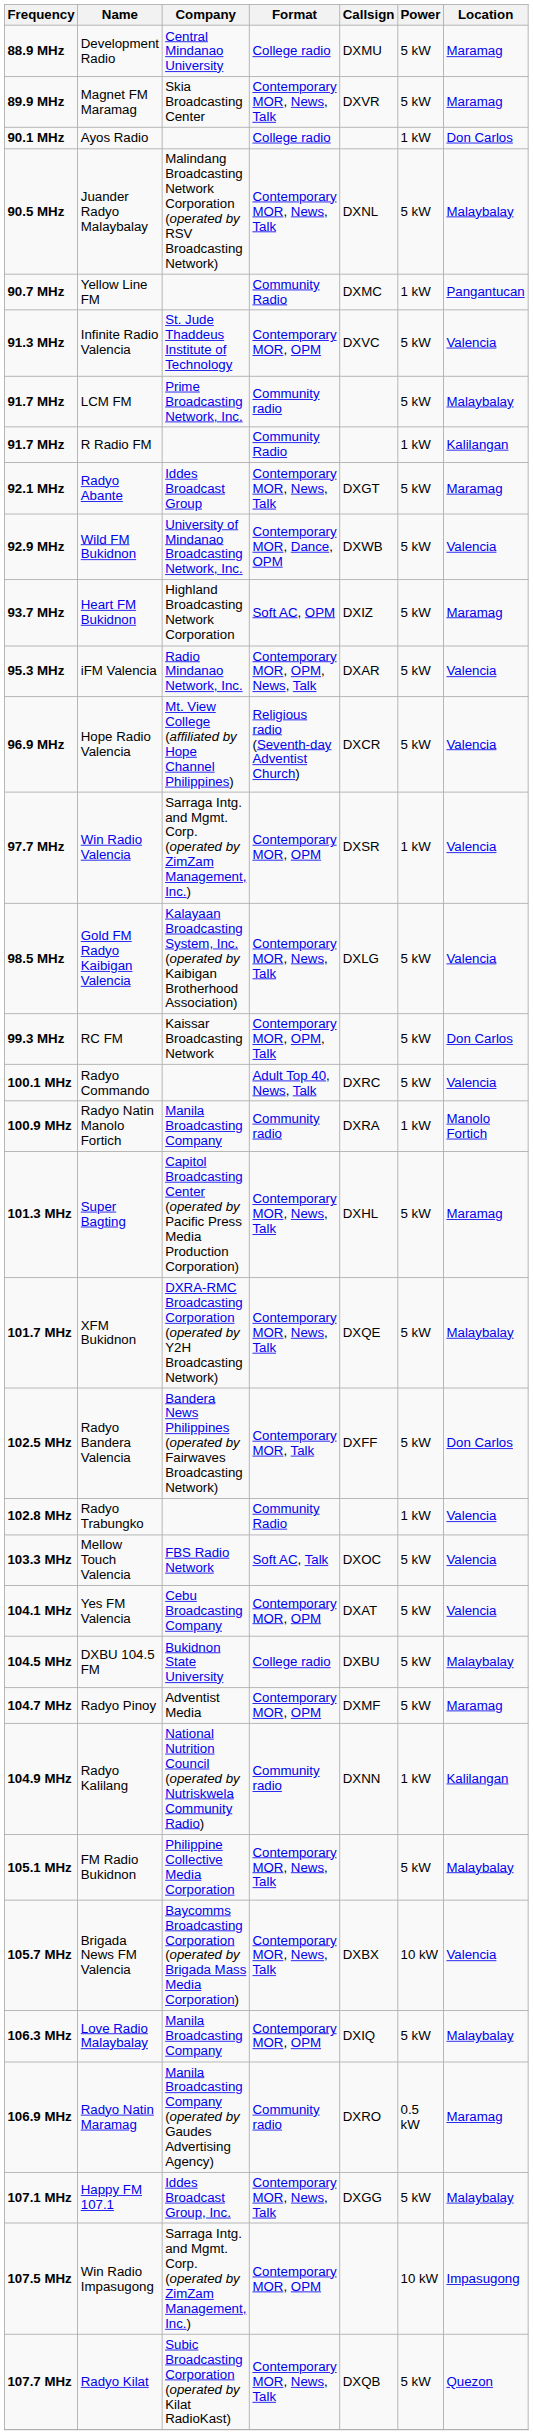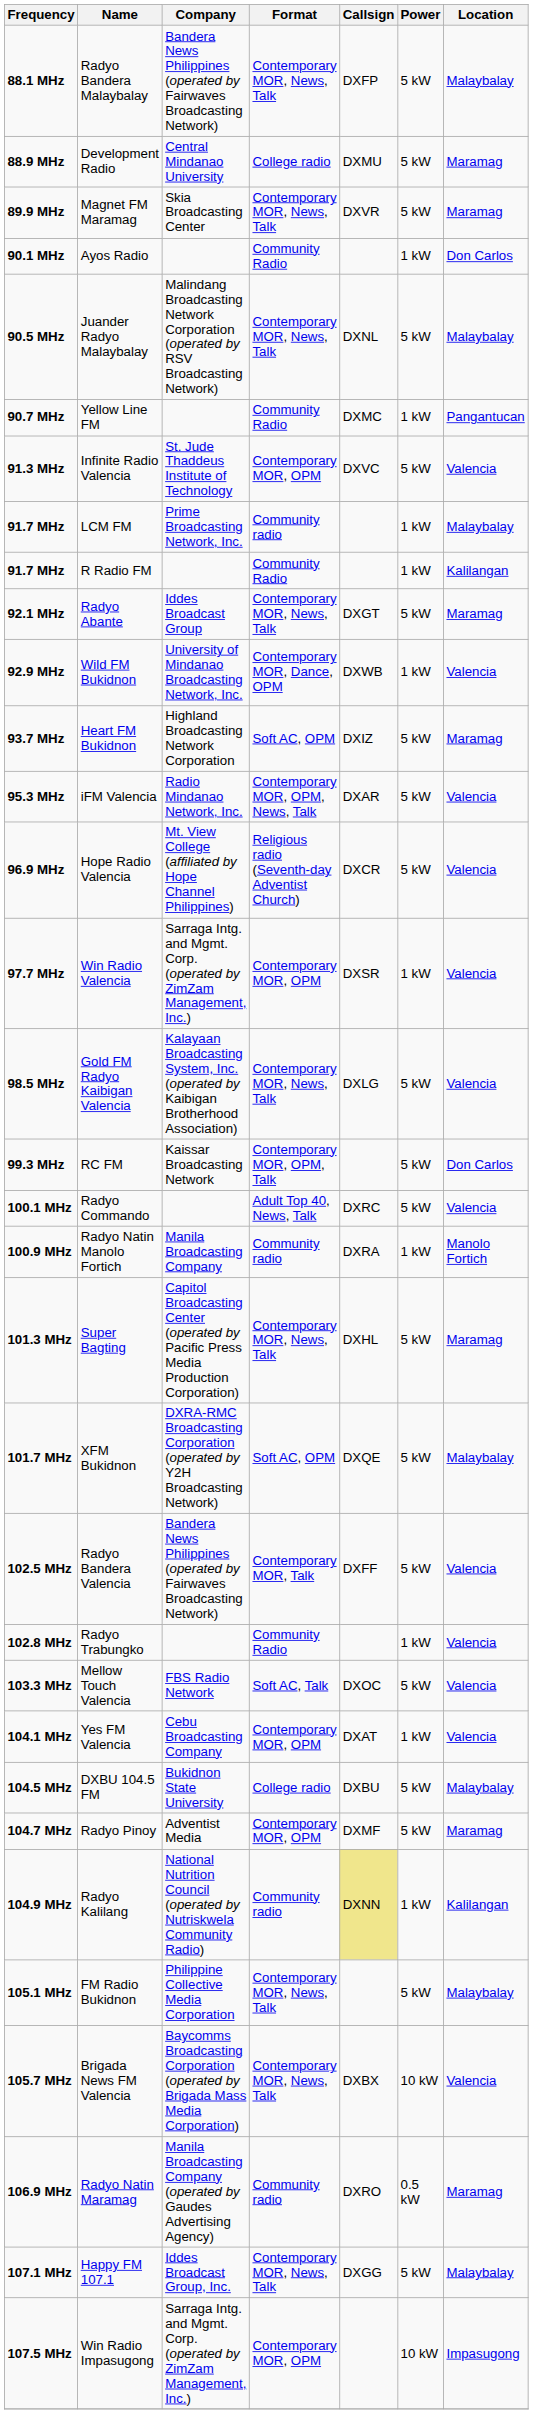+ row: (114, 80)
(292, 137) College radio -> (286, 256) Community Radio
(416, 401) 5 kW -> (416, 527) 1 kW
(416, 546) 5 kW -> (416, 672) 1 kW
(295, 1332) Contemporary MOR, News, Talk -> (294, 1458) Soft AC, OPM
(480, 1443) Don Carlos -> (471, 1568) Valencia
(416, 1611) 5 kW -> (416, 1736) 1 kW
(362, 1778) no background -> (362, 1904) khaki background
- row: (114, 2036)
- row: (115, 2381)
